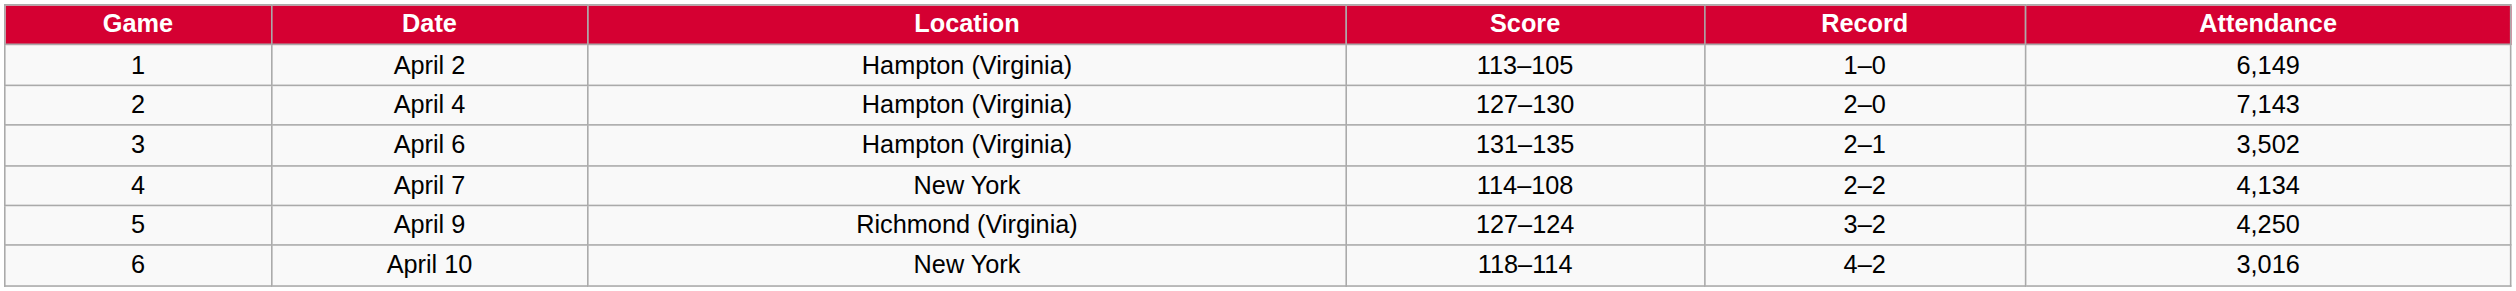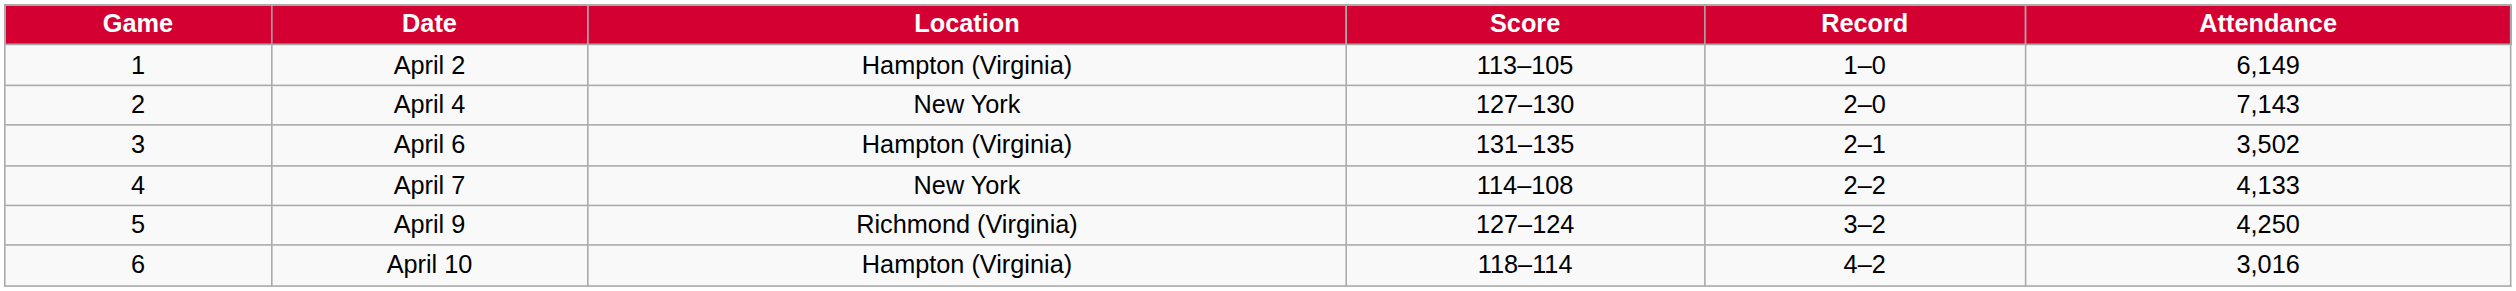(967, 104) Hampton (Virginia) -> (967, 104) New York
(2268, 184) 4,134 -> (2268, 184) 4,133
(967, 265) New York -> (967, 265) Hampton (Virginia)
